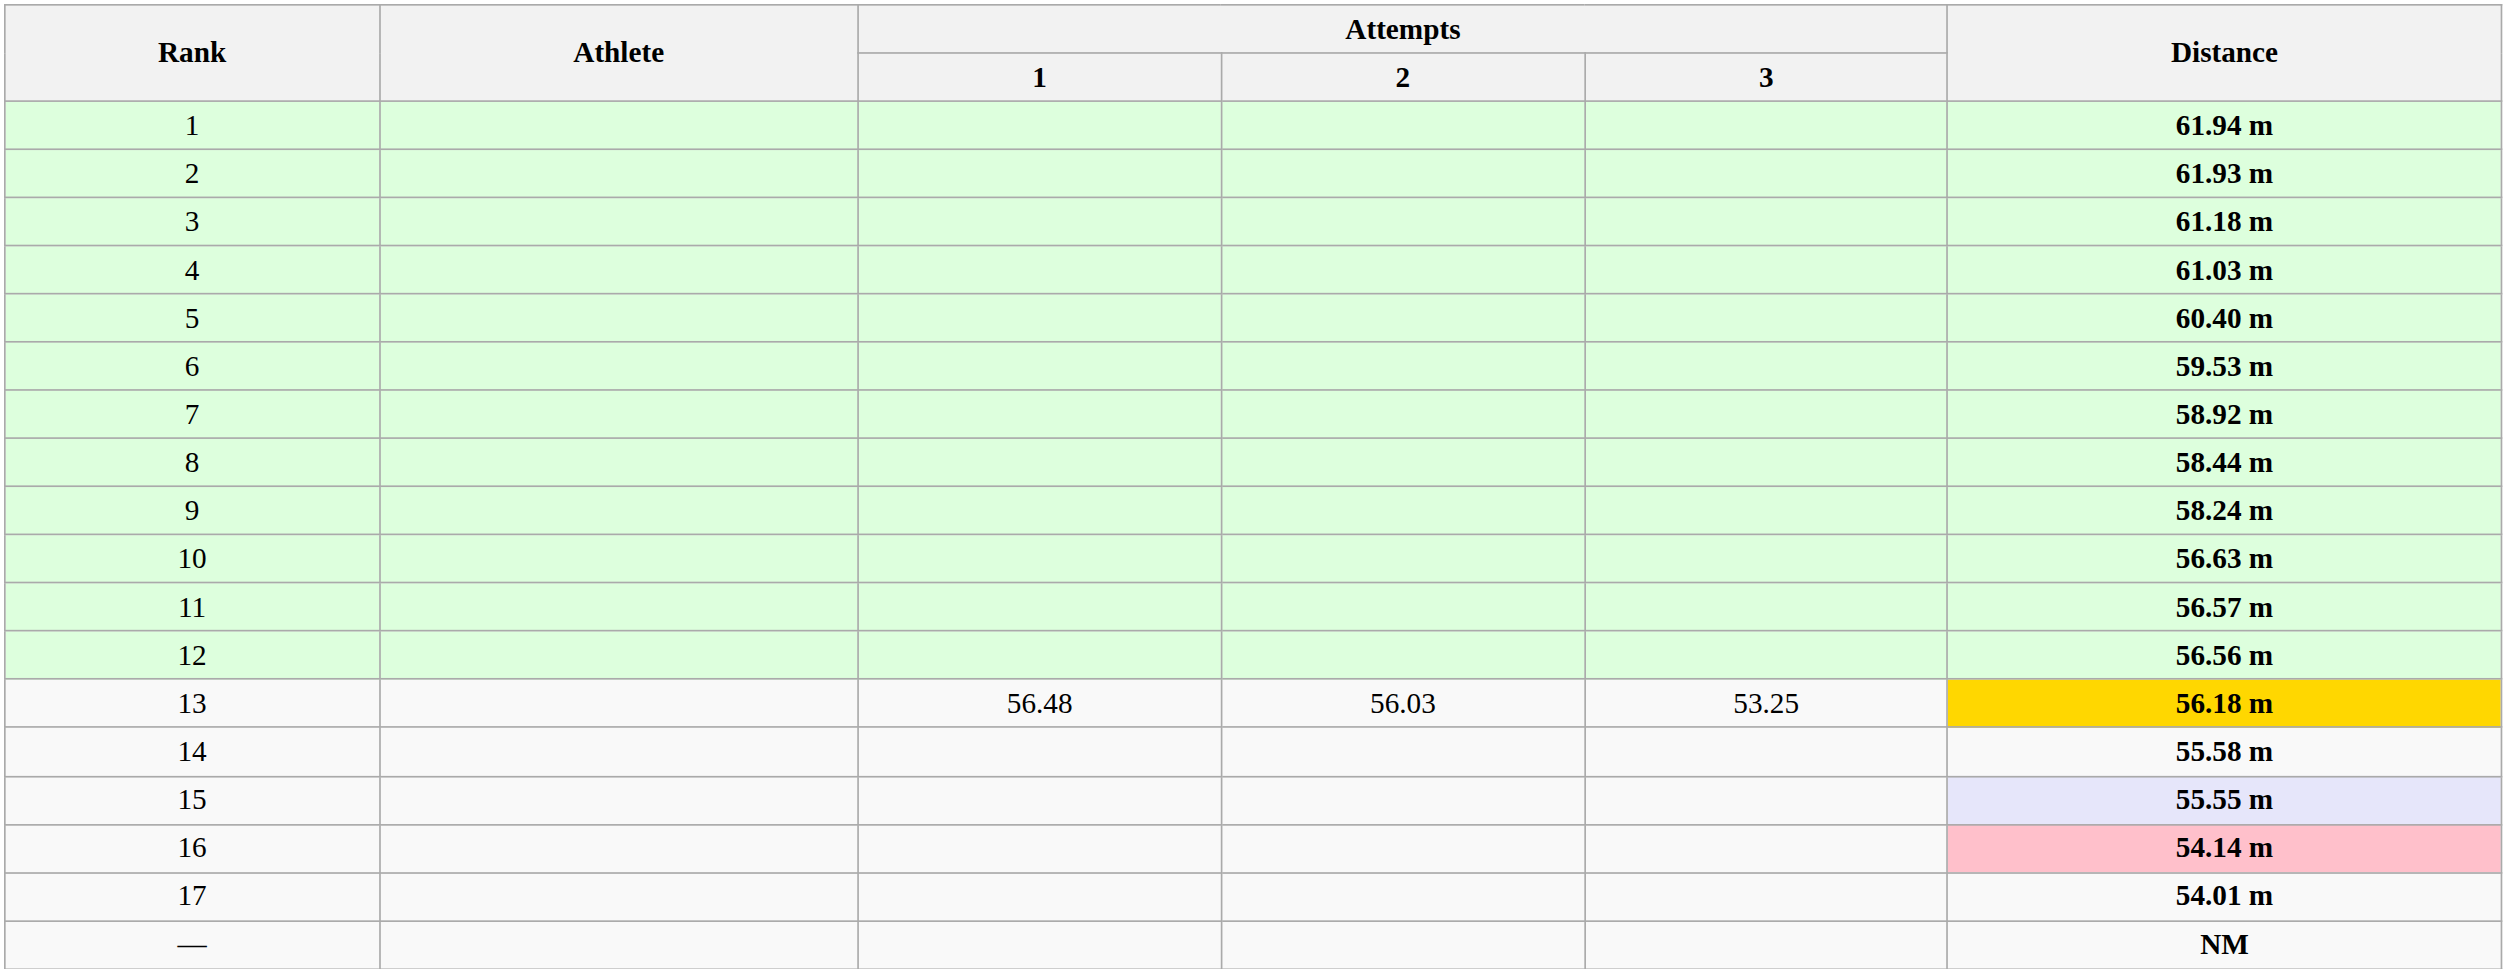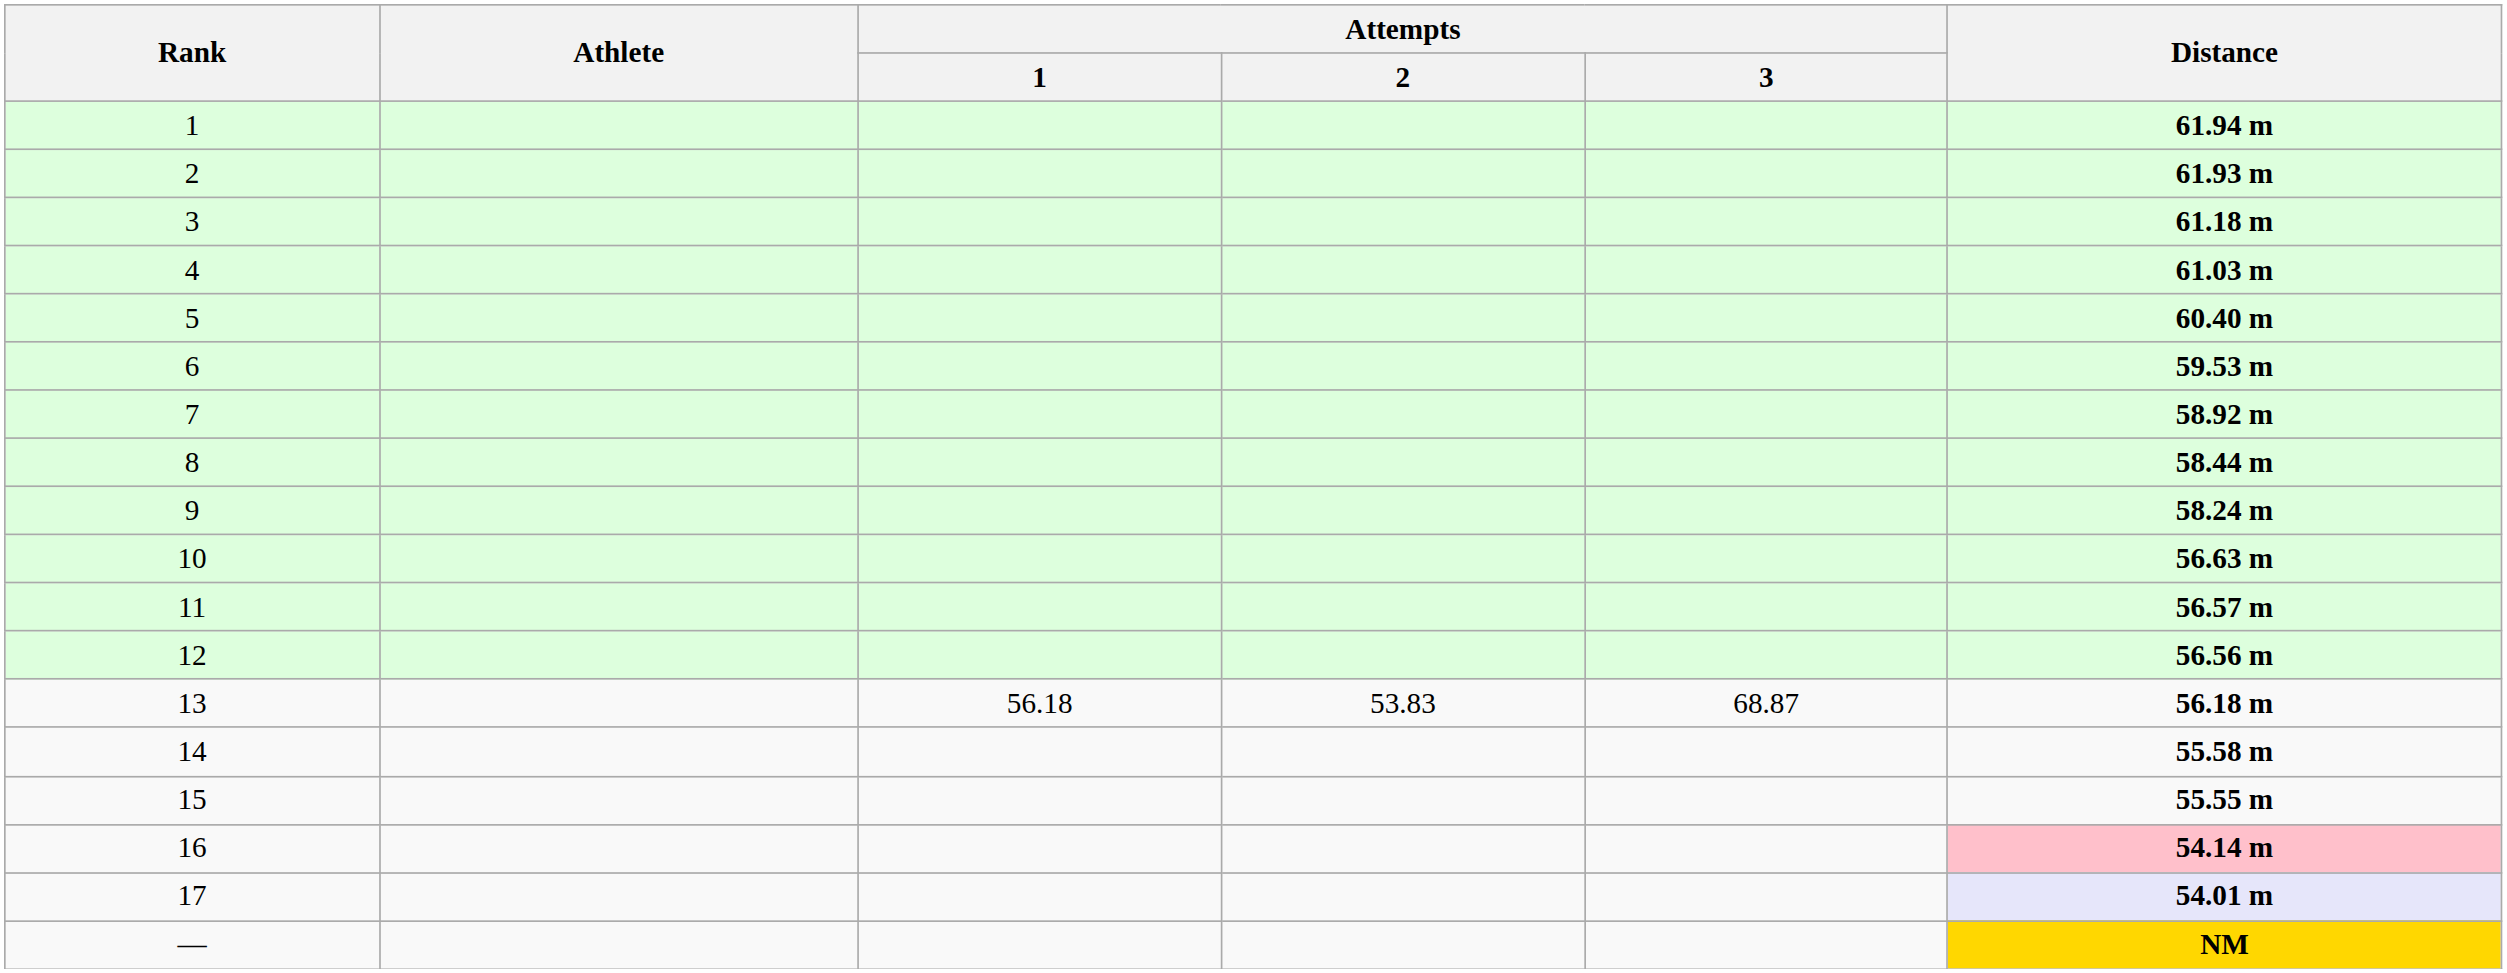(1040, 702) 56.48 -> (1040, 702) 56.18
(1403, 702) 56.03 -> (1403, 702) 53.83
(1766, 702) 53.25 -> (1766, 702) 68.87
(2224, 702) gold background -> (2224, 702) no background
(2224, 799) lavender background -> (2224, 799) no background
(2224, 895) no background -> (2224, 895) lavender background
(2224, 943) no background -> (2224, 943) gold background
